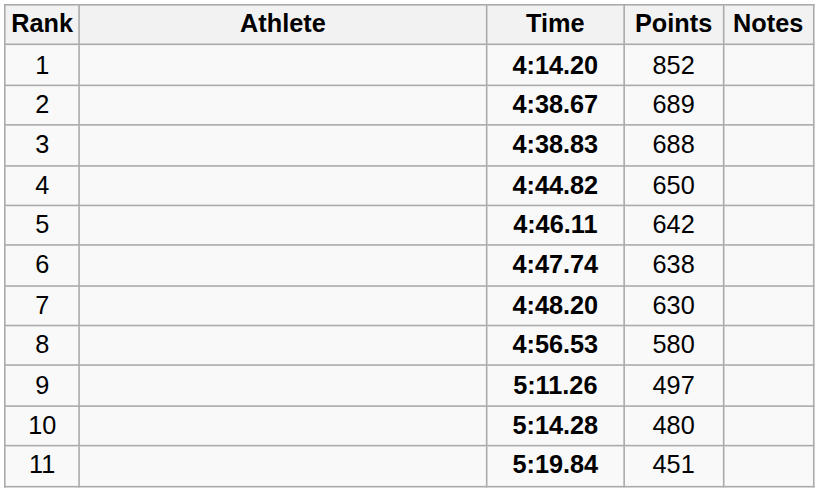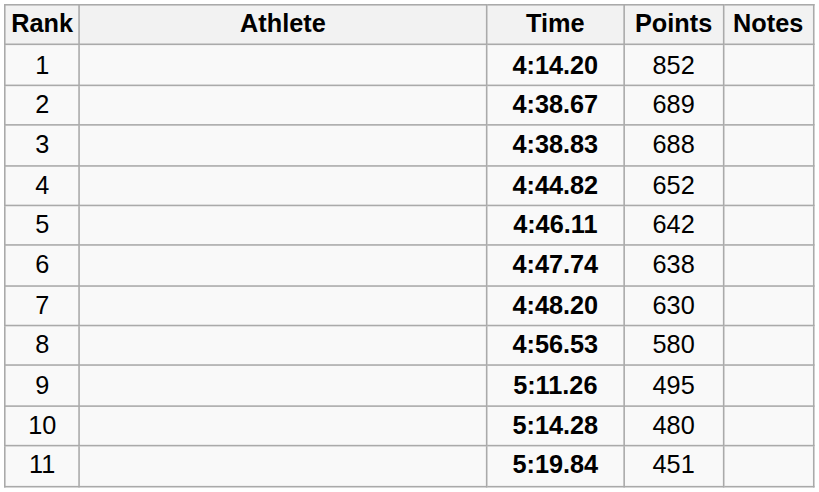(674, 184) 650 -> (674, 184) 652
(674, 385) 497 -> (674, 385) 495
